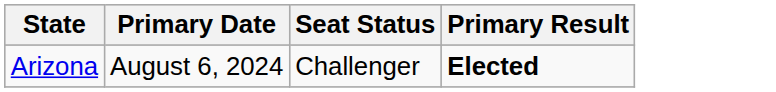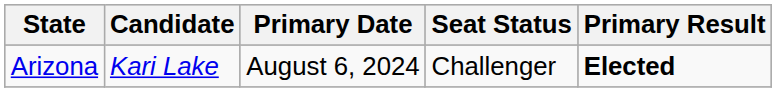+ column: (172, 24)
